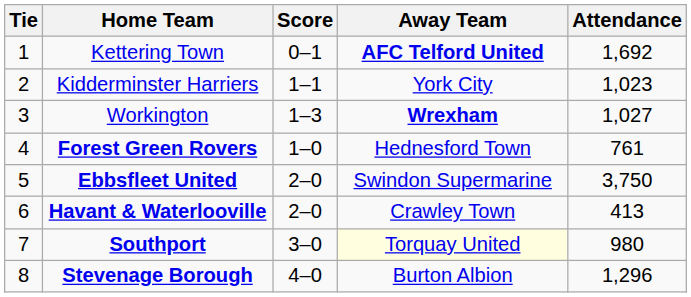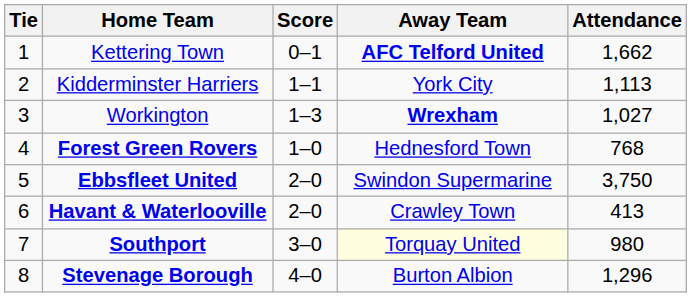(627, 52) 1,692 -> (627, 52) 1,662
(627, 84) 1,023 -> (627, 84) 1,113
(627, 148) 761 -> (627, 148) 768
